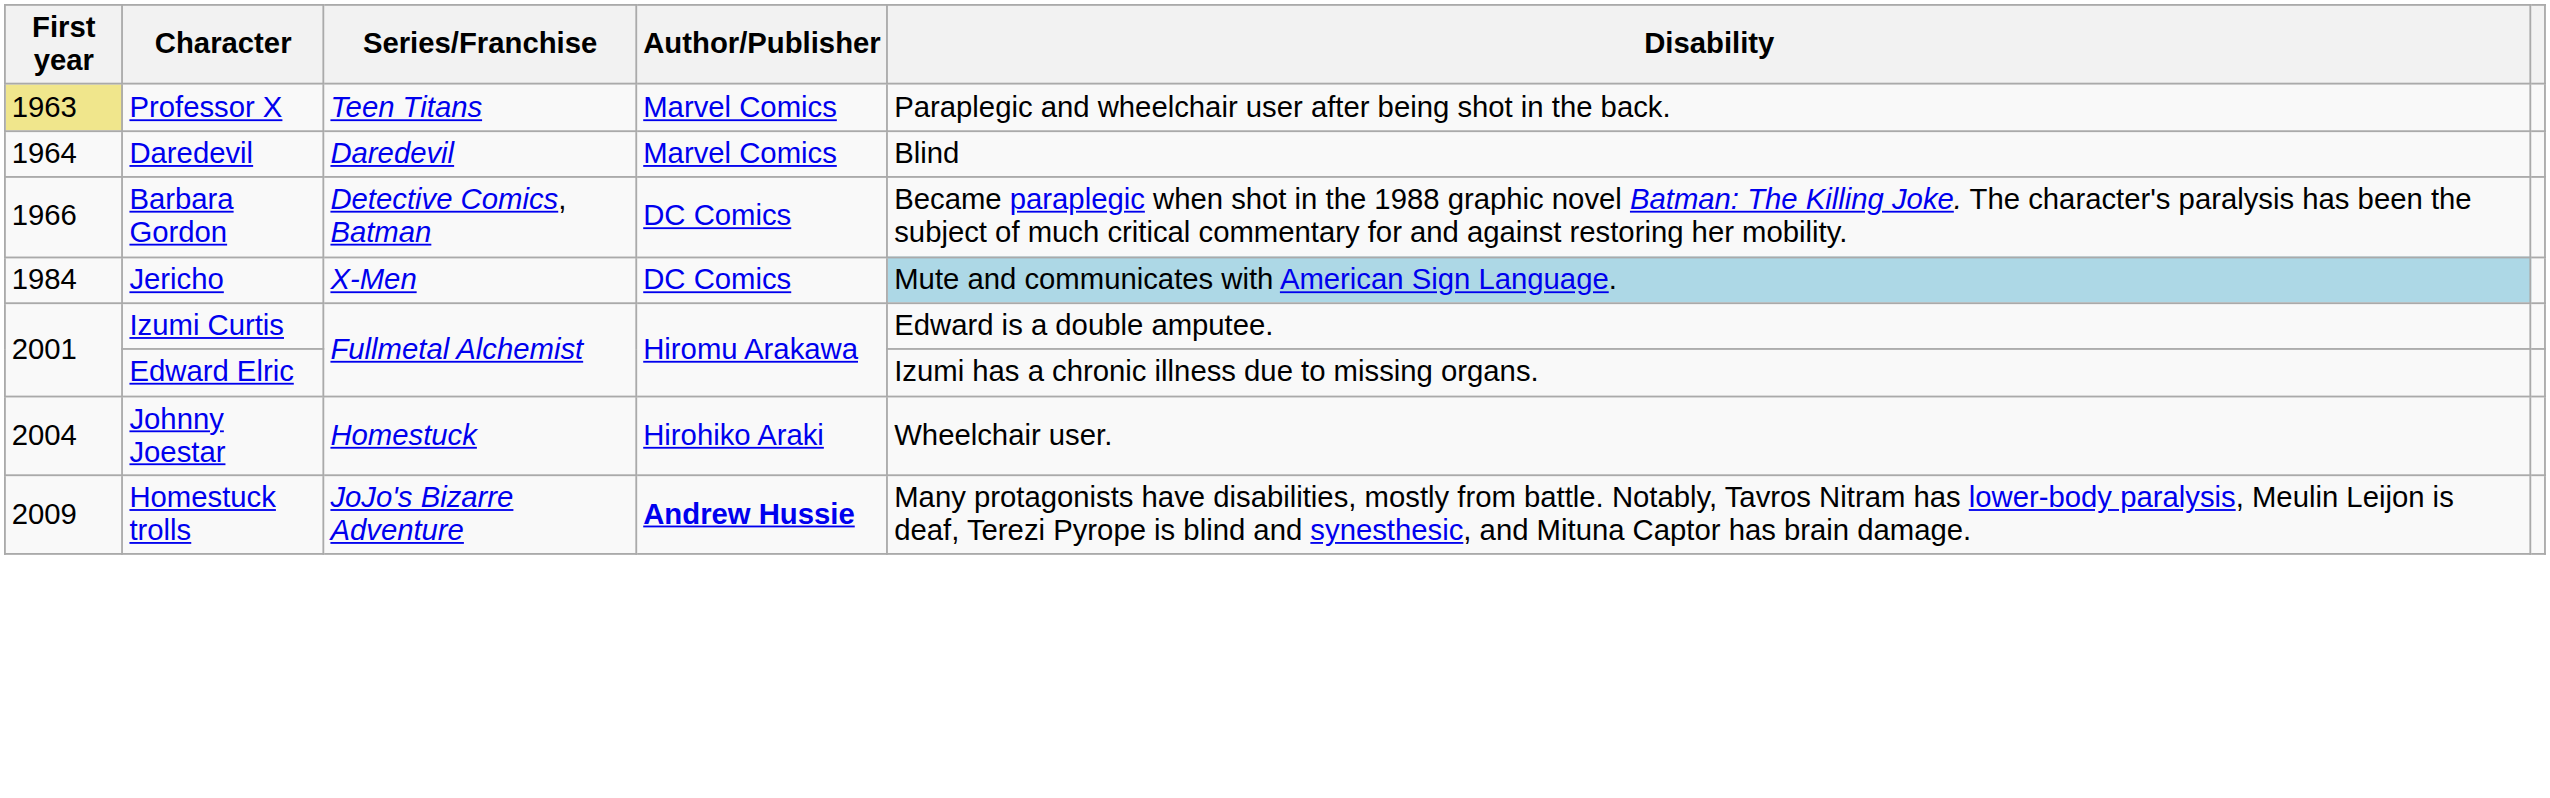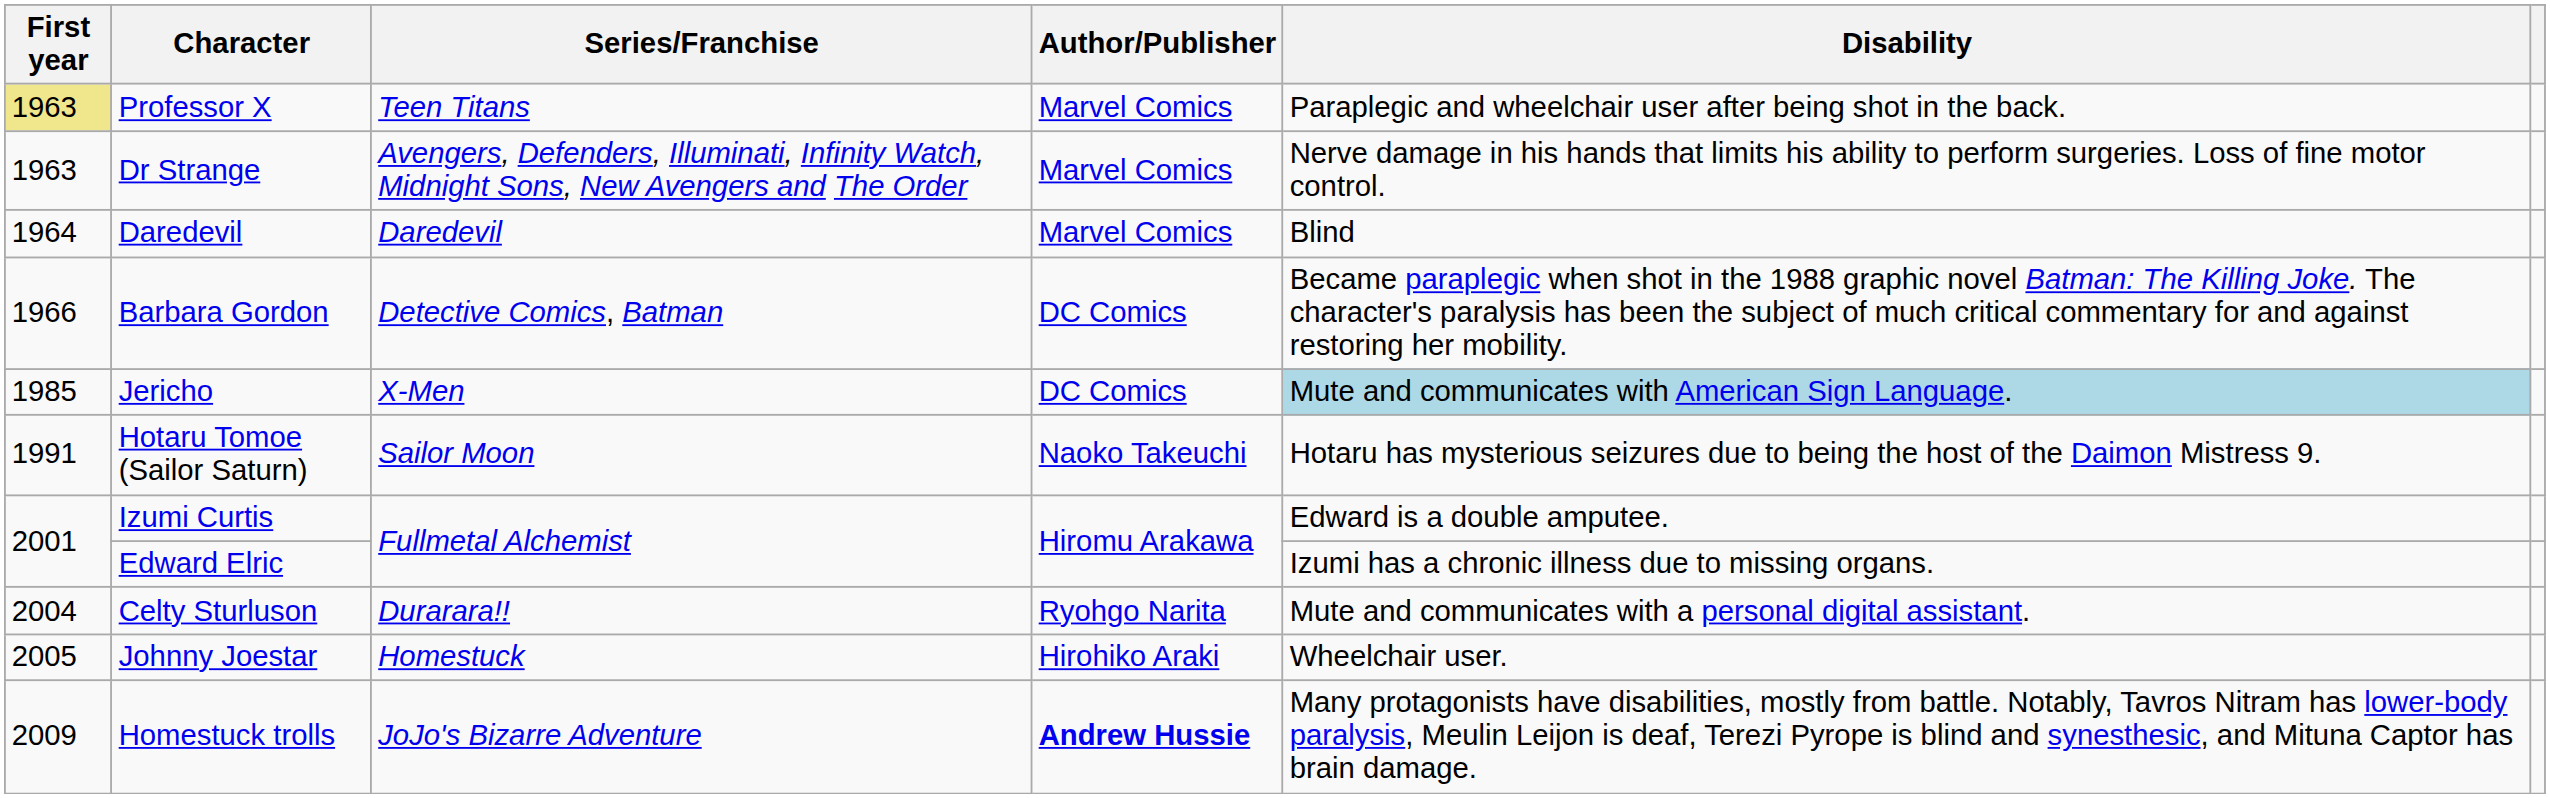+ row: (189, 170)
(44, 279) 1984 -> (44, 391) 1985
+ row: (213, 454)
+ row: (218, 610)
(44, 435) 2004 -> (44, 656) 2005
